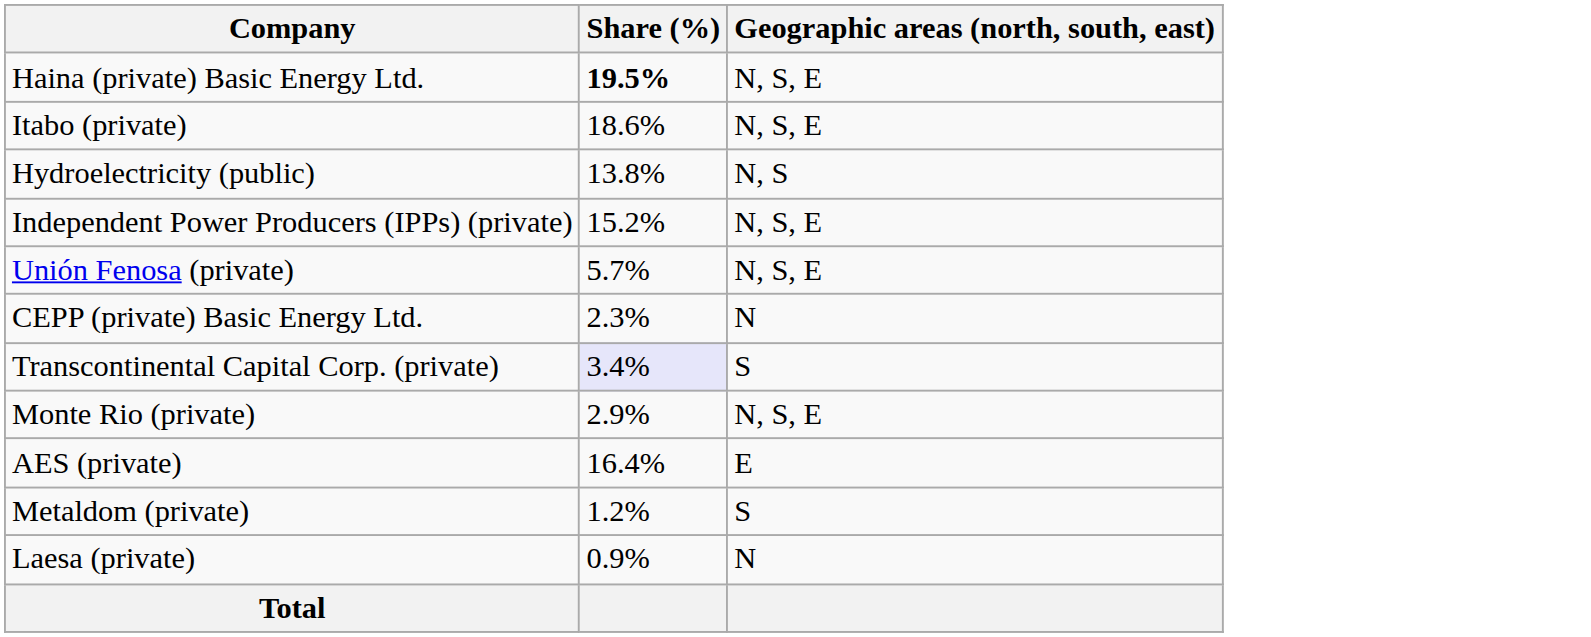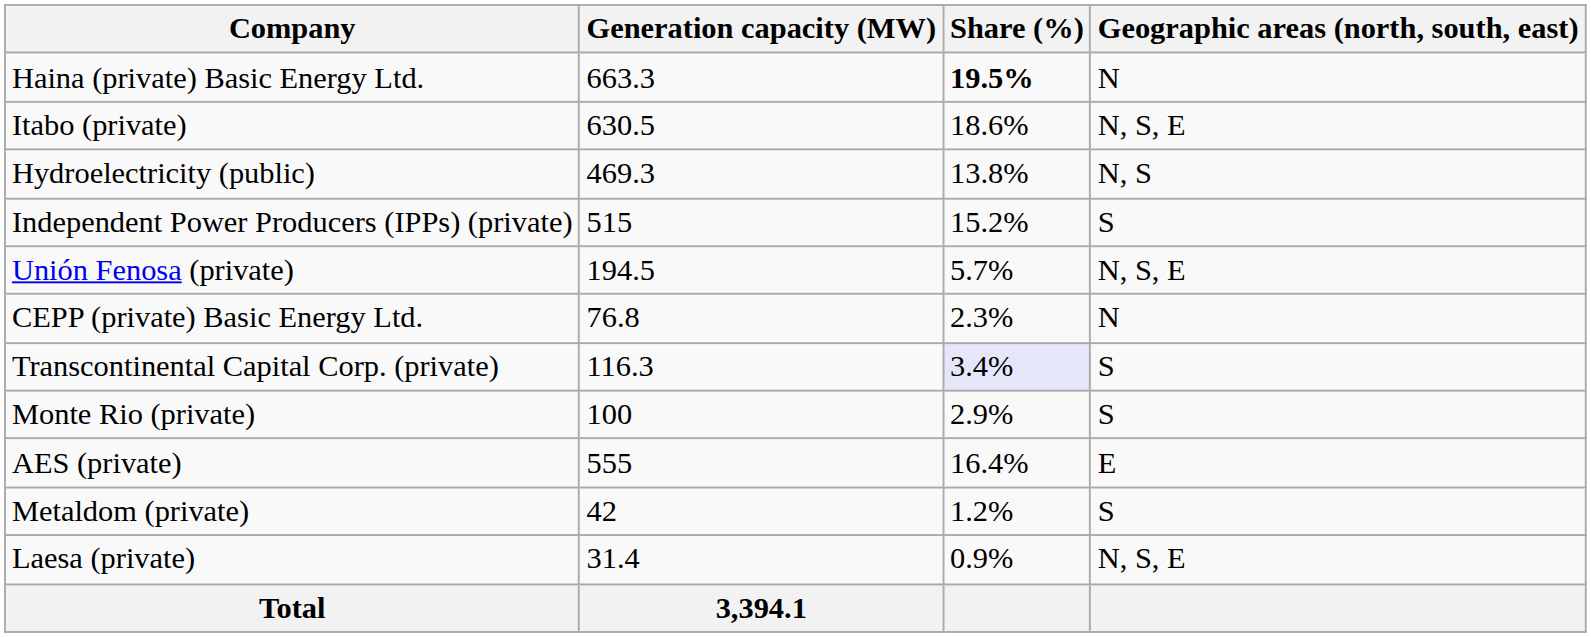+ column: (761, 28)
(778, 76) N, S, E -> (1109, 76) N
(778, 221) N, S, E -> (1106, 221) S
(778, 414) N, S, E -> (1106, 414) S
(745, 558) N -> (1142, 558) N, S, E
